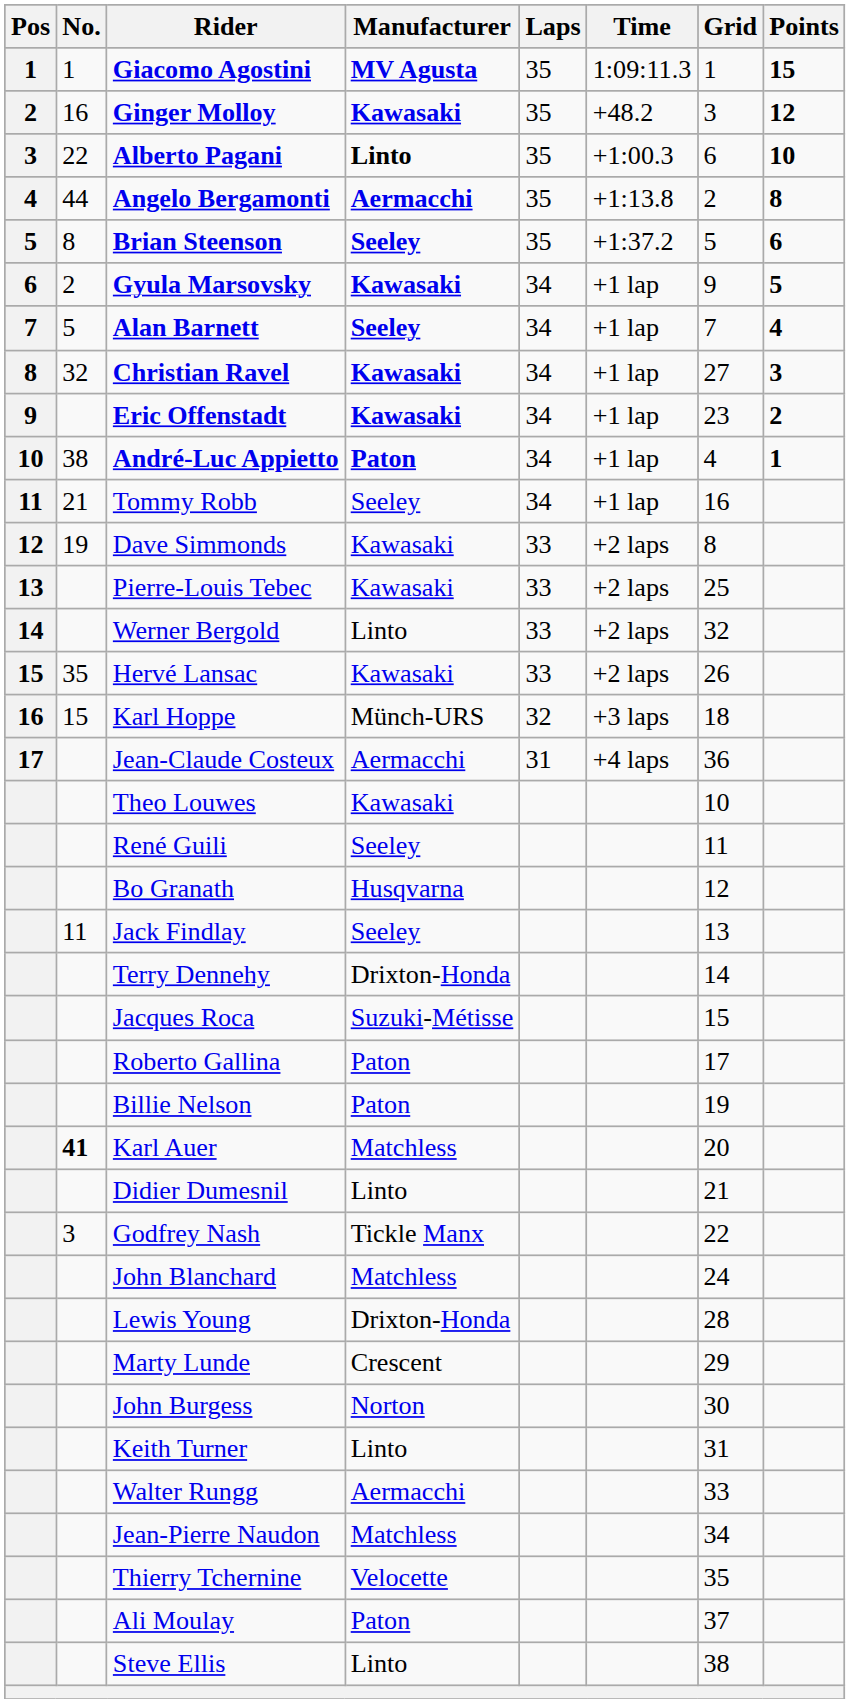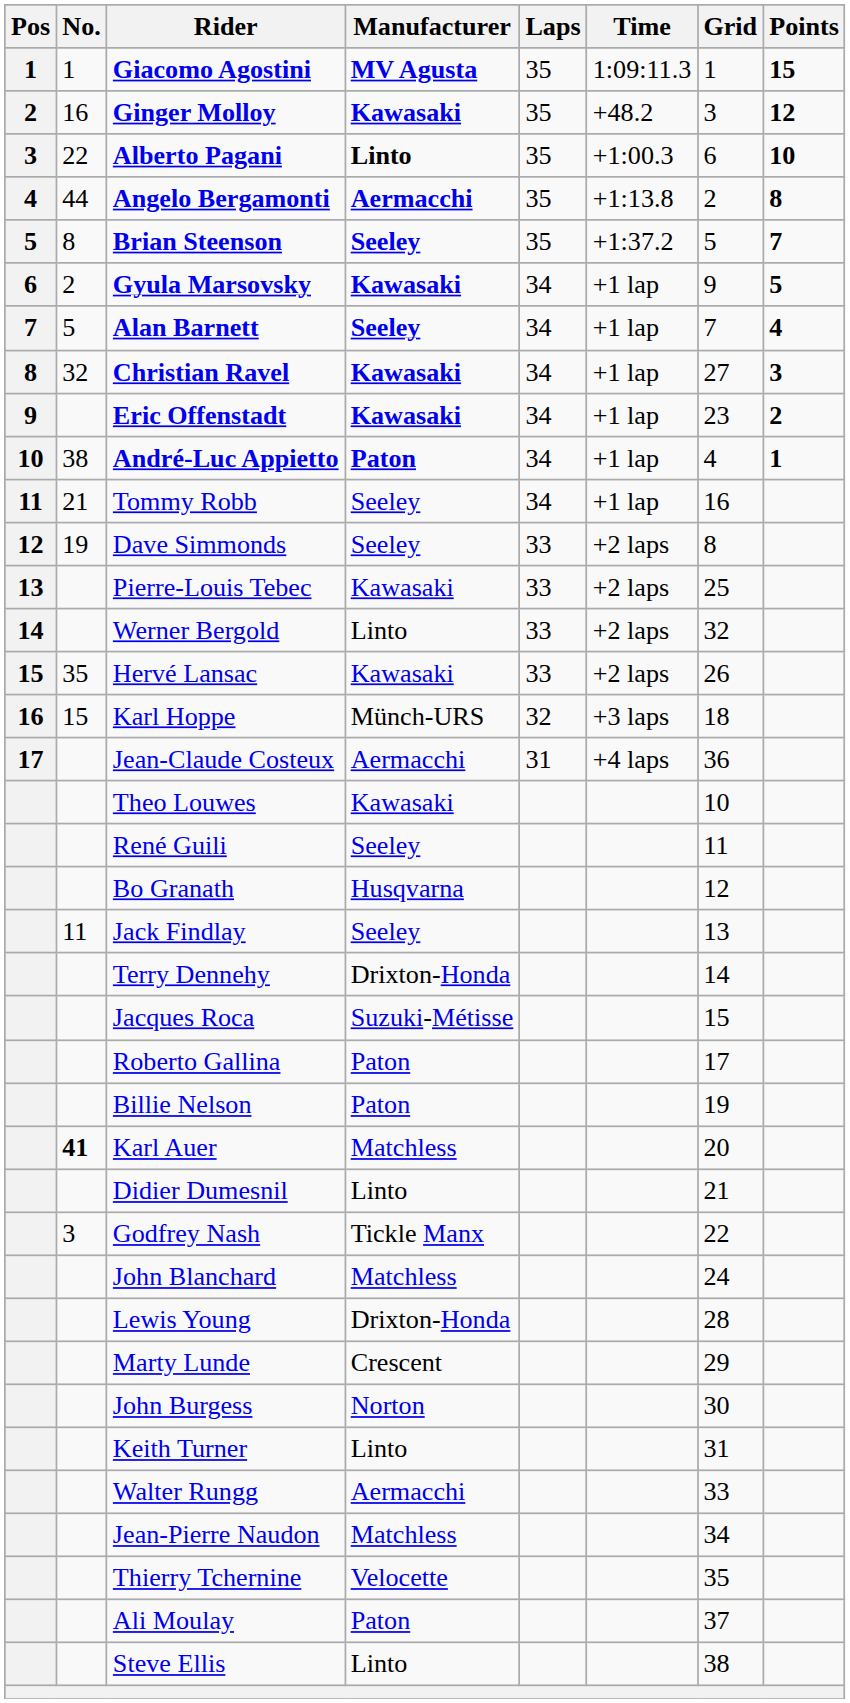(776, 241) 6 -> (776, 241) 7
(402, 543) Kawasaki -> (386, 543) Seeley
